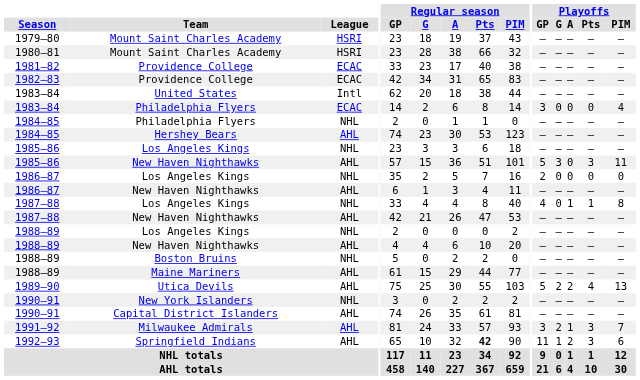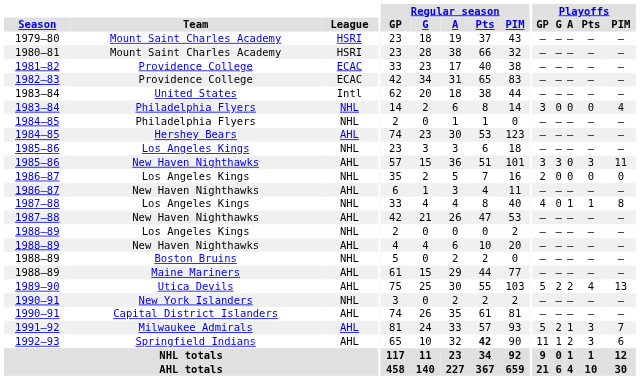(349, 107) ECAC -> (349, 107) NHL
(543, 162) 5 -> (543, 162) 3
(543, 328) 3 -> (543, 328) 5
